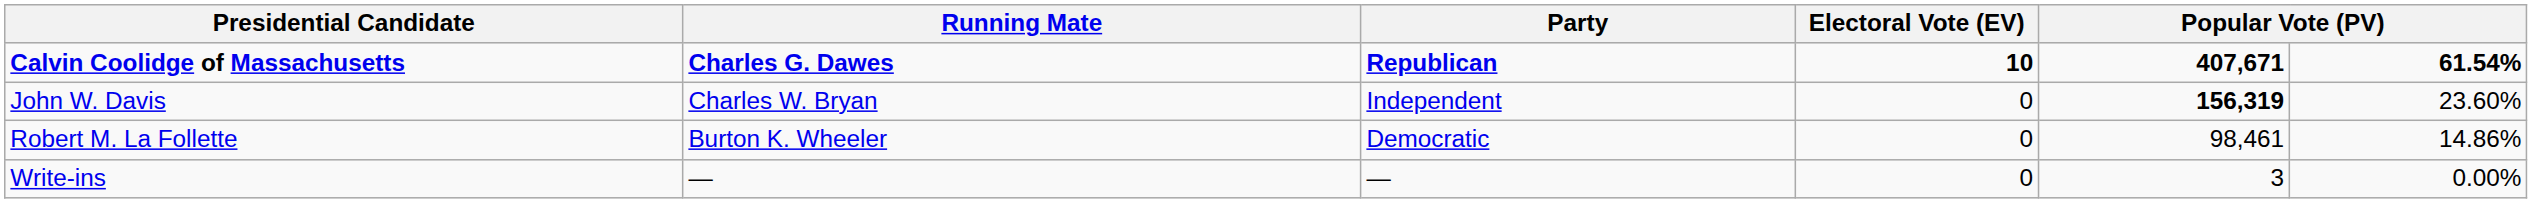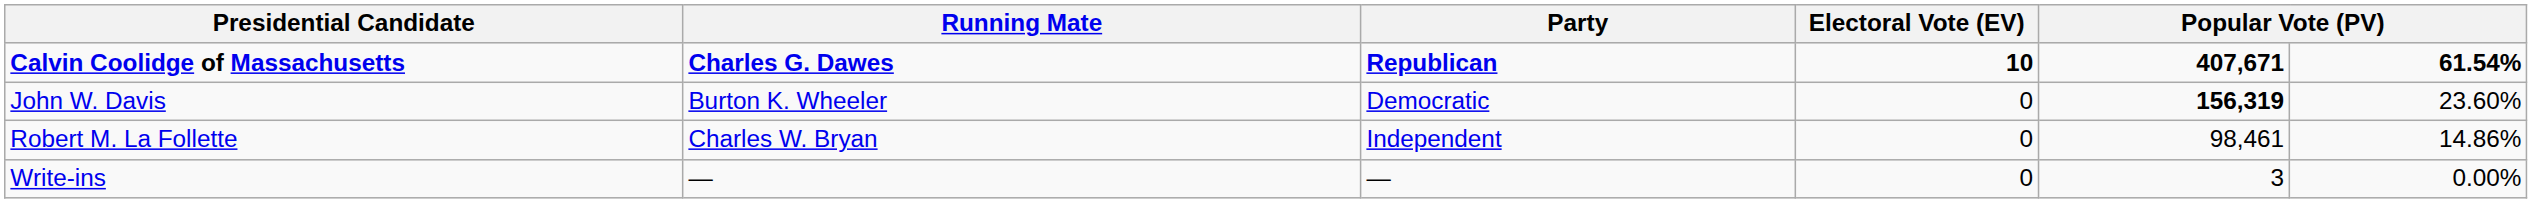(783, 100) Charles W. Bryan -> (788, 100) Burton K. Wheeler
(1434, 100) Independent -> (1428, 100) Democratic
(788, 139) Burton K. Wheeler -> (783, 139) Charles W. Bryan
(1428, 139) Democratic -> (1434, 139) Independent
